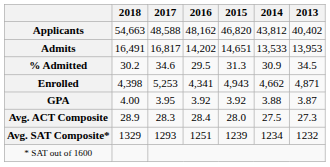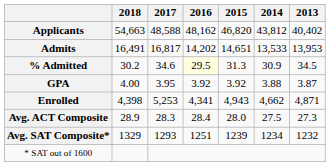(201, 65) no background -> (201, 65) lightyellow background
rows swapped: (58, 83) <-> (58, 100)
